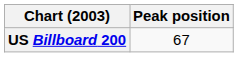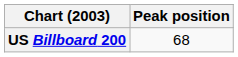(181, 39) 67 -> (181, 39) 68
